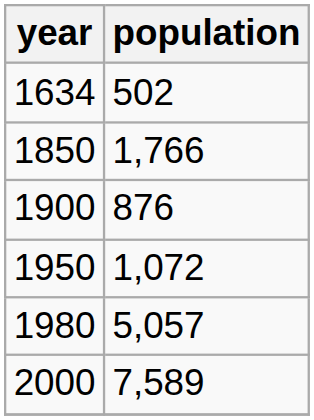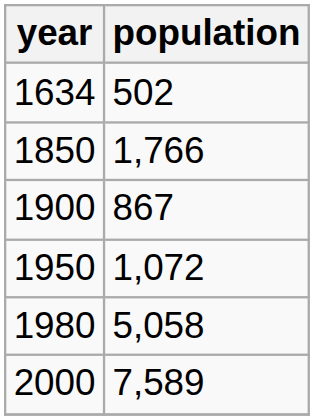(143, 208) 876 -> (143, 208) 867
(159, 325) 5,057 -> (159, 325) 5,058
